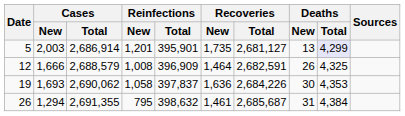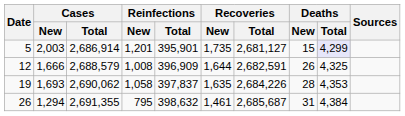(308, 48) 13 -> (308, 48) 15
(217, 66) 1,464 -> (217, 66) 1,644
(217, 84) 1,636 -> (217, 84) 1,635
(308, 84) 30 -> (308, 84) 28
